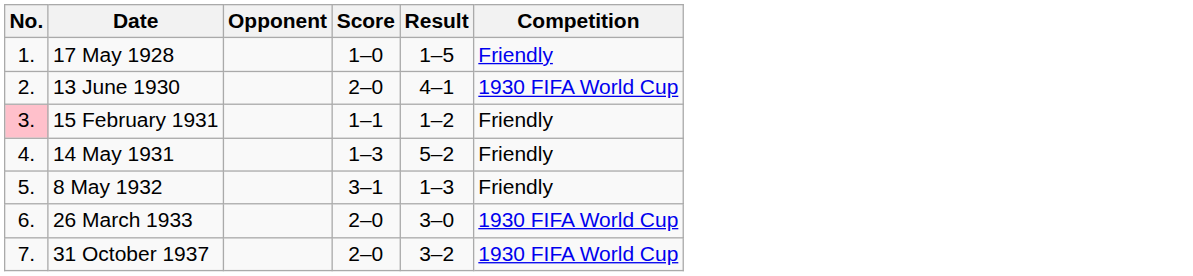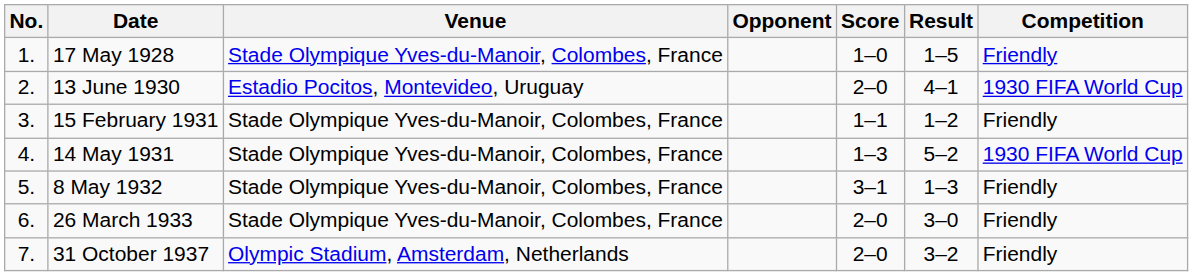+ column: (475, 21)
(26, 120) pink background -> (26, 120) no background
(516, 154) Friendly -> (1083, 154) 1930 FIFA World Cup
(578, 220) 1930 FIFA World Cup -> (1020, 220) Friendly
(578, 253) 1930 FIFA World Cup -> (1020, 253) Friendly
